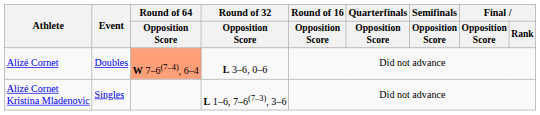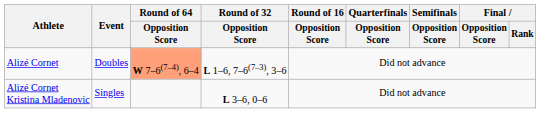(245, 69) L 3–6, 0–6 -> (245, 69) L 1–6, 7–6(7–3), 3–6
(245, 101) L 1–6, 7–6(7–3), 3–6 -> (245, 99) L 3–6, 0–6
